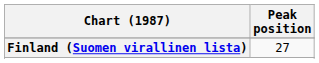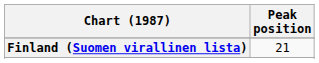(282, 48) 27 -> (282, 48) 21
